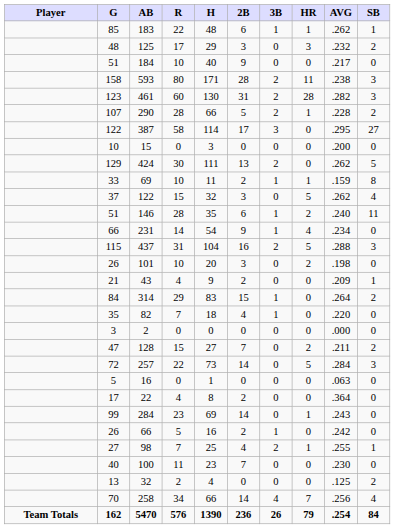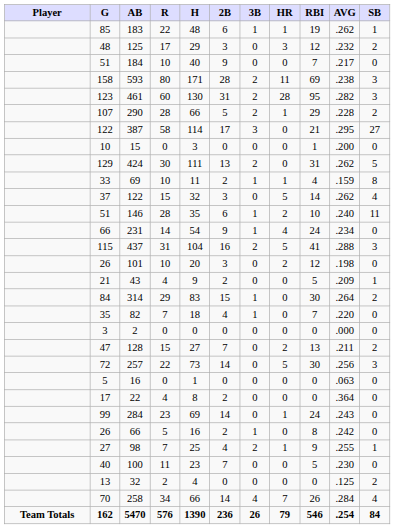+ column: (315, 12)
(341, 364) .284 -> (345, 364) .256
(341, 498) .256 -> (345, 498) .284
